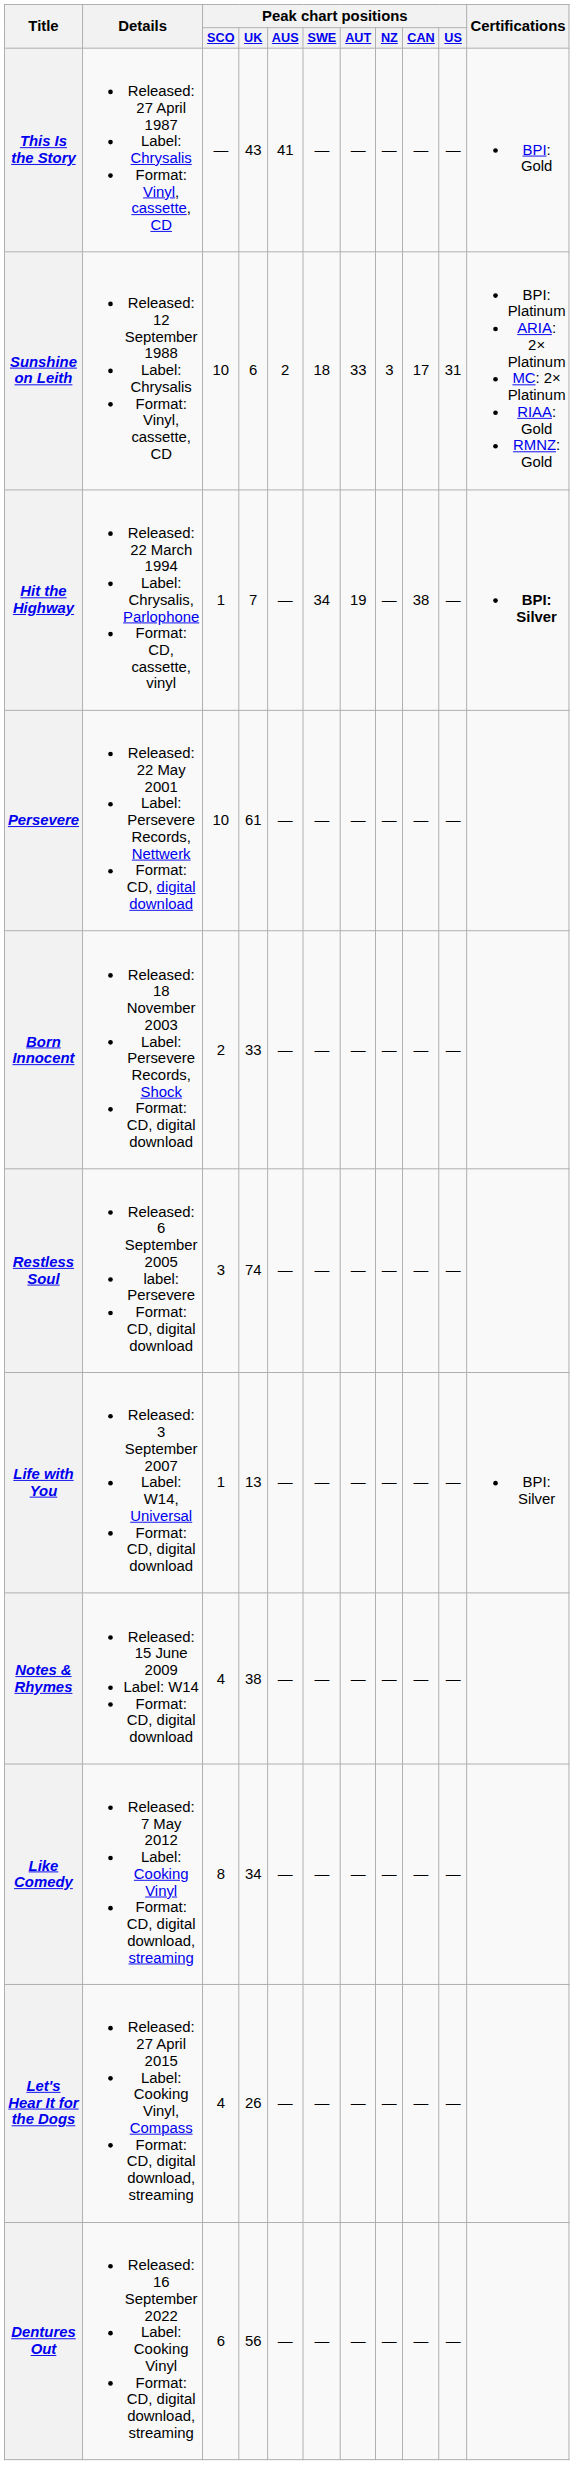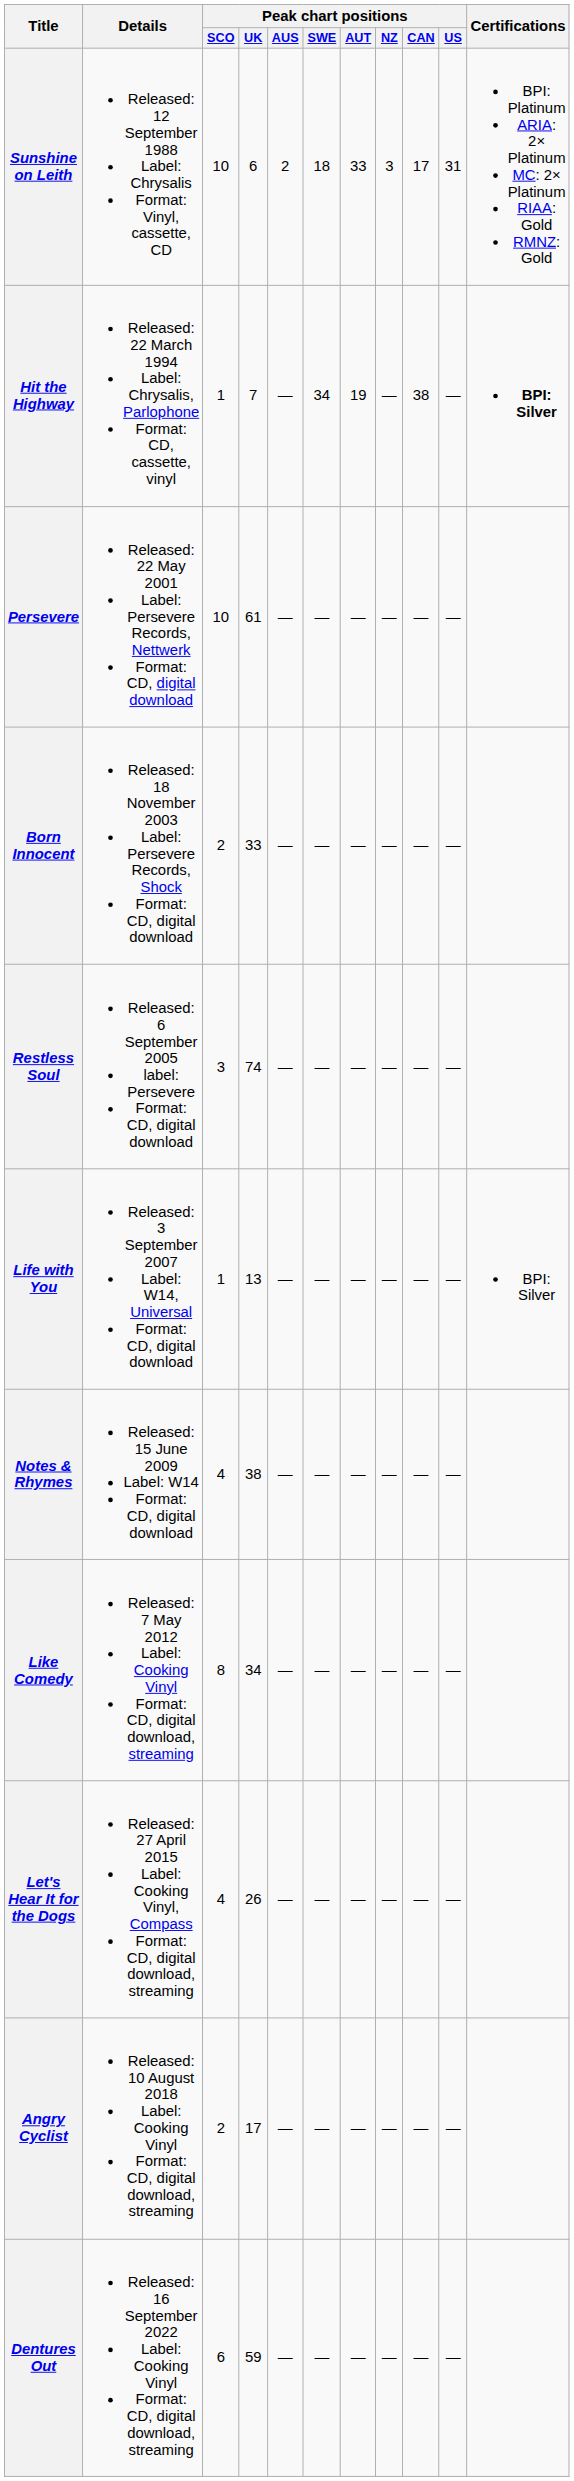- row: (43, 150)
+ row: (43, 2128)
(253, 2340) 56 -> (253, 2357) 59
